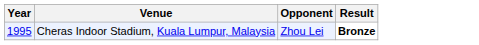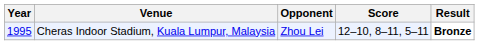+ column: (383, 14)
